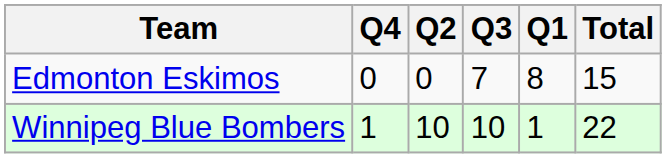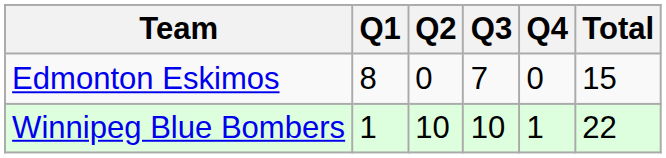columns swapped: (547, 29) <-> (380, 29)
